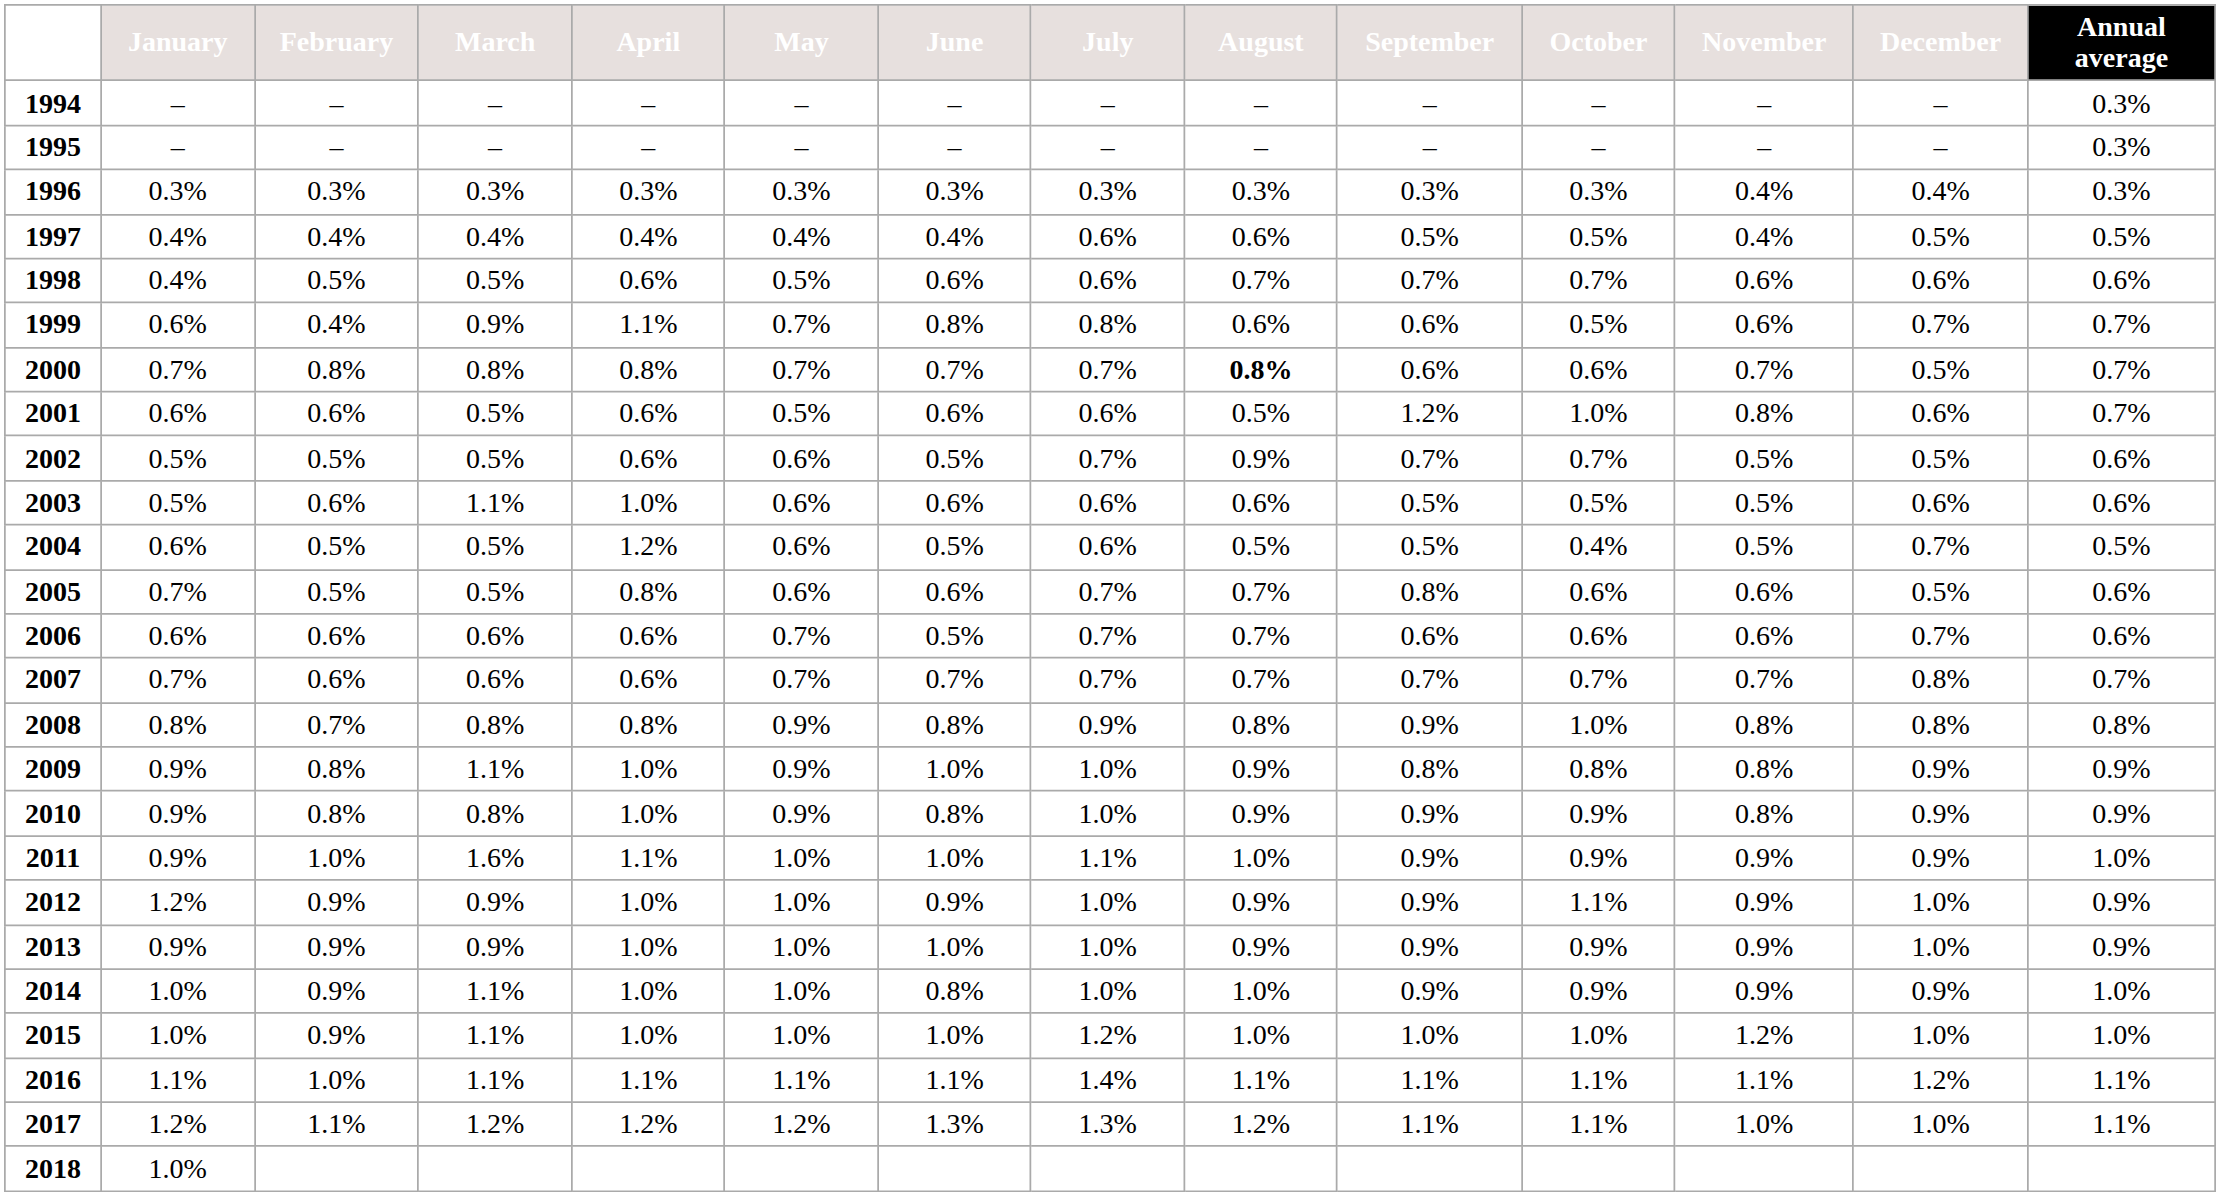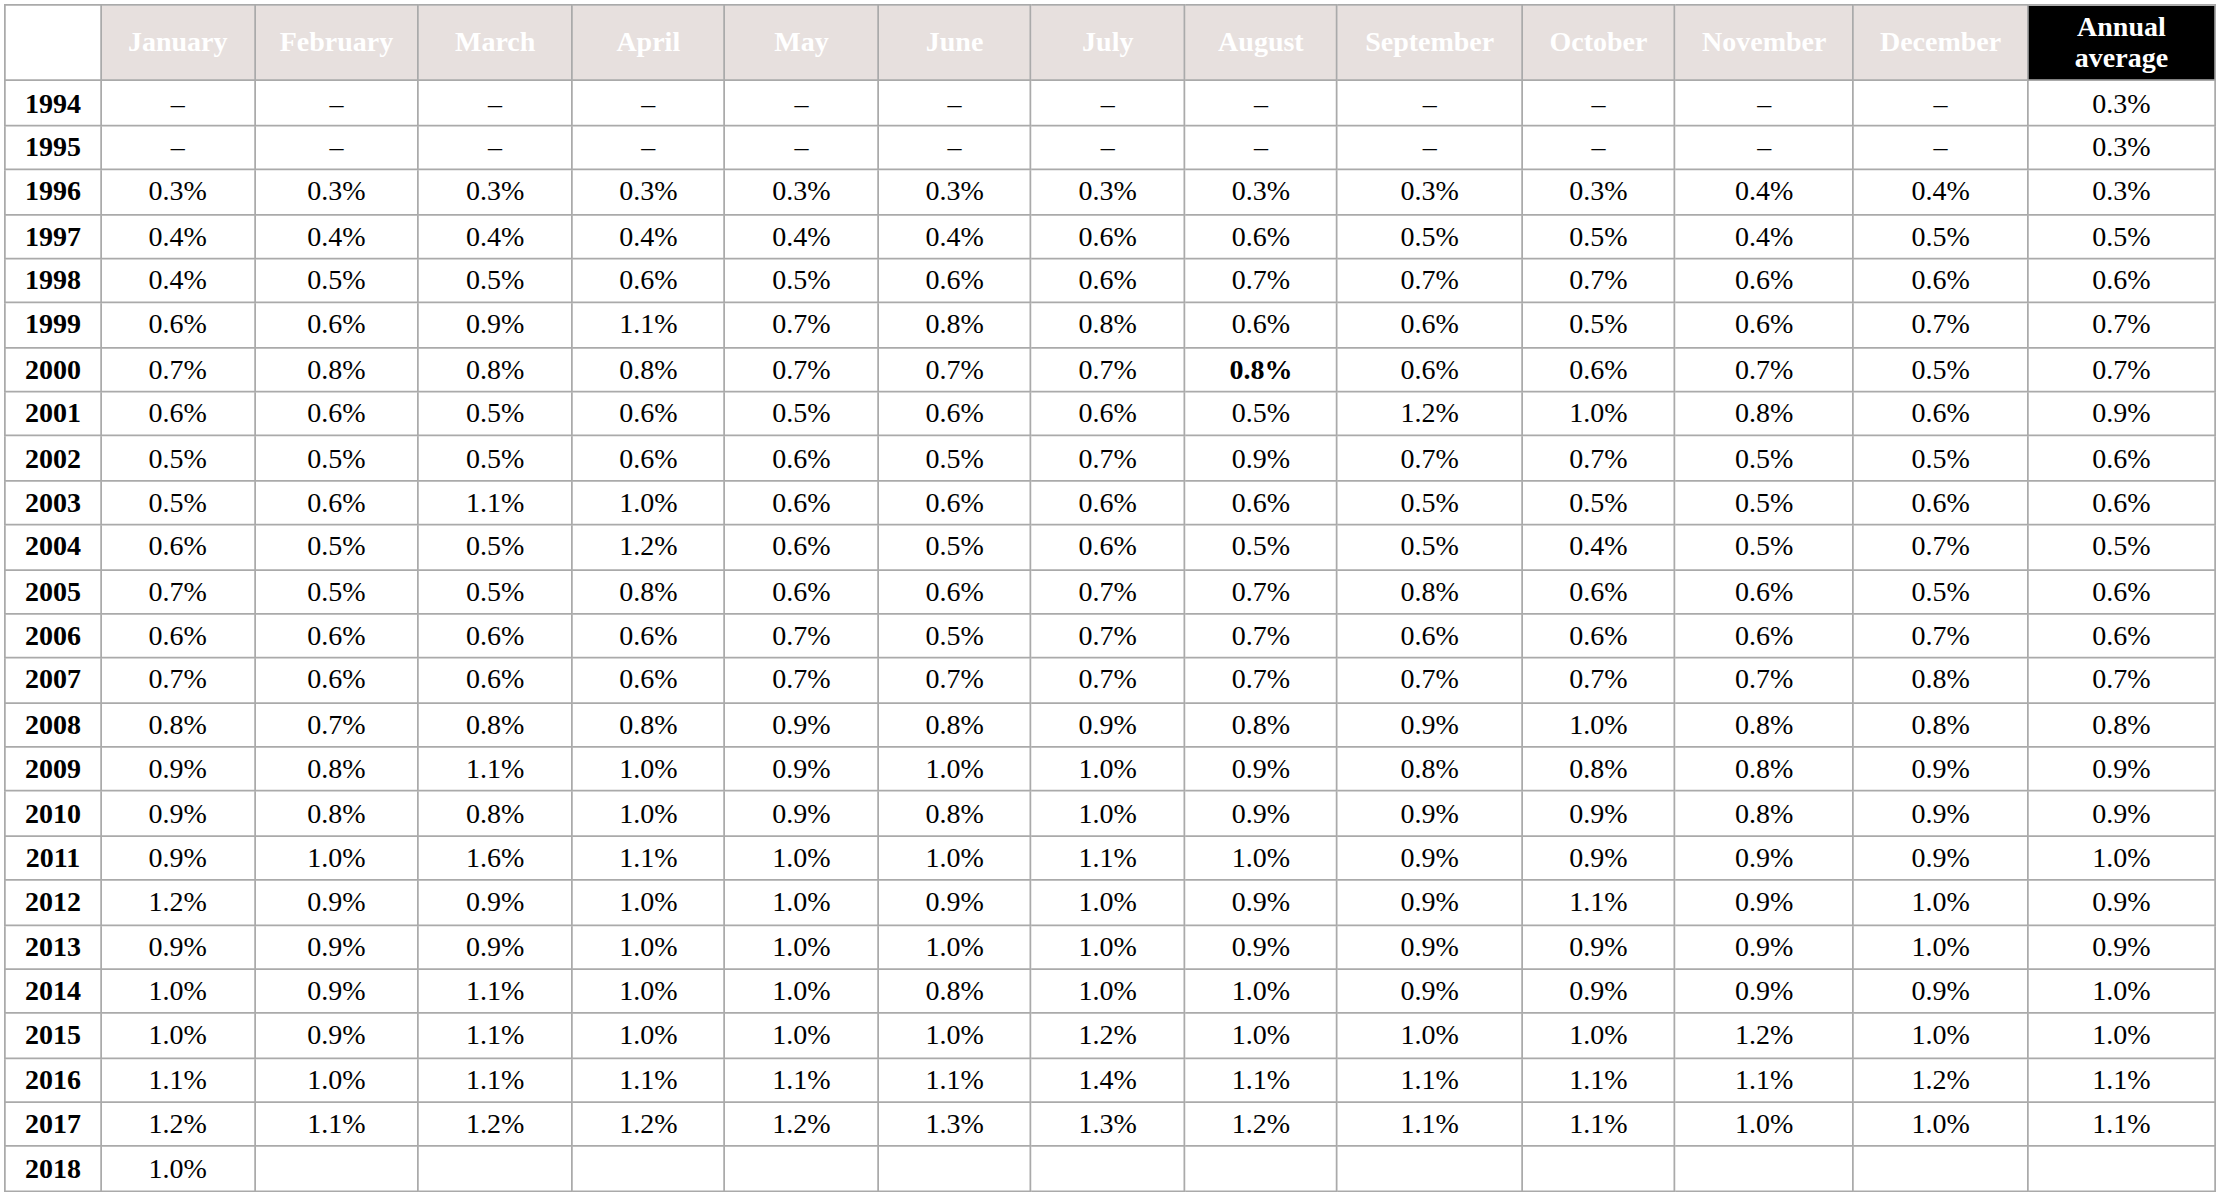(336, 324) 0.4% -> (336, 324) 0.6%
(2121, 413) 0.7% -> (2121, 413) 0.9%
